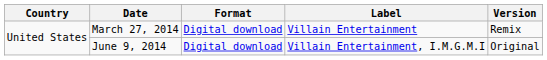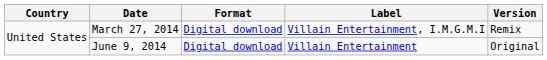(352, 30) Villain Entertainment -> (386, 30) Villain Entertainment, I.M.G.M.I
(386, 46) Villain Entertainment, I.M.G.M.I -> (352, 46) Villain Entertainment
